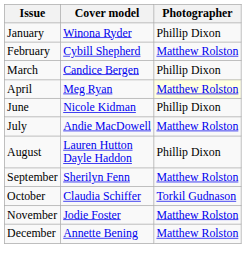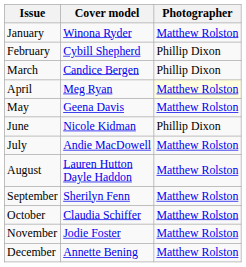(189, 32) Phillip Dixon -> (197, 32) Matthew Rolston
(197, 51) Matthew Rolston -> (189, 51) Phillip Dixon
+ row: (18, 107)
(189, 151) Phillip Dixon -> (197, 170) Matthew Rolston
(196, 196) Torkil Gudnason -> (197, 214) Matthew Rolston
